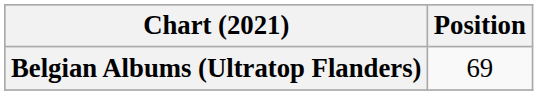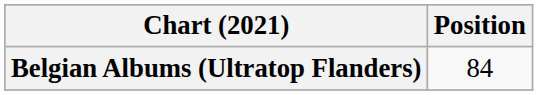(480, 68) 69 -> (480, 68) 84
